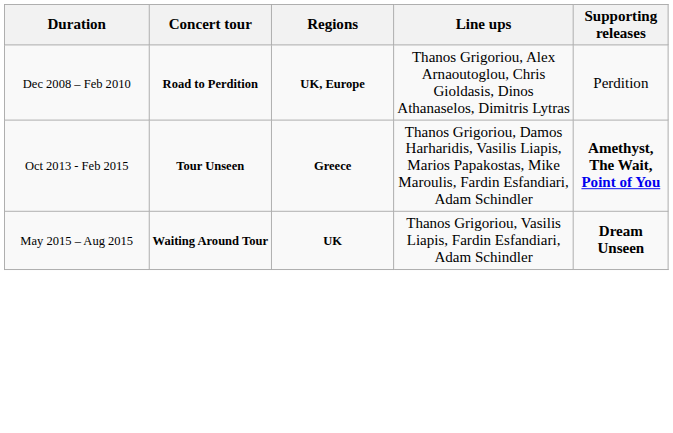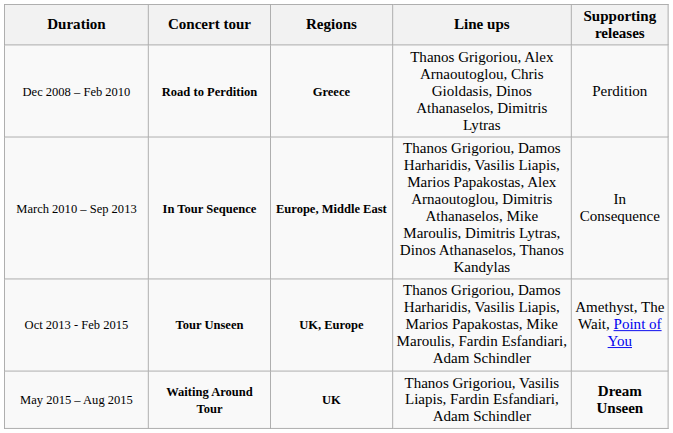(333, 83) UK, Europe -> (331, 91) Greece
+ row: (76, 208)
(333, 166) Greece -> (331, 325) UK, Europe
(621, 165) bold -> (620, 324) normal
